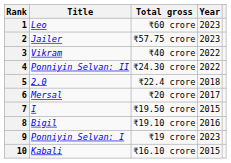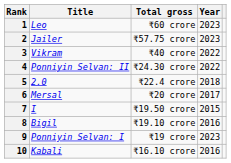(210, 151) 2015 -> (210, 151) 2016
